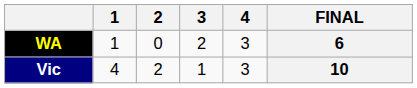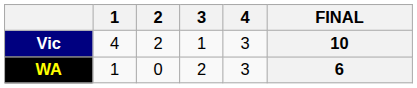rows swapped: (49, 43) <-> (49, 69)
